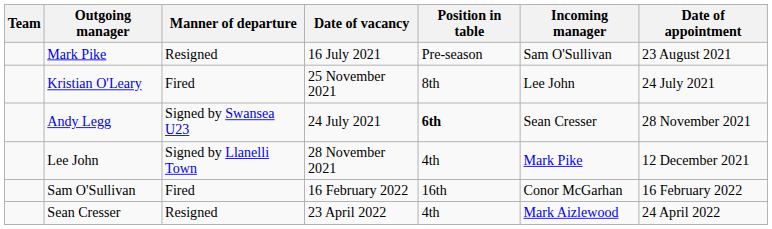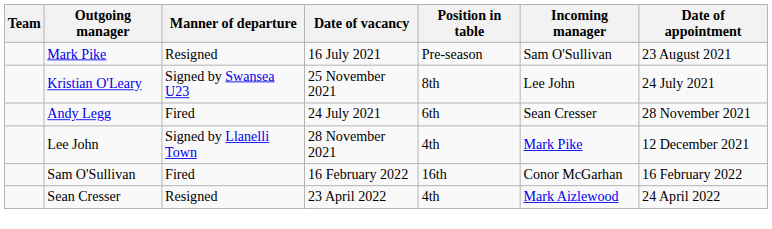(180, 84) Fired -> (220, 84) Signed by Swansea U23
(220, 122) Signed by Swansea U23 -> (180, 114) Fired
(431, 122) bold -> (431, 114) normal
